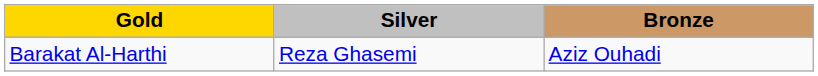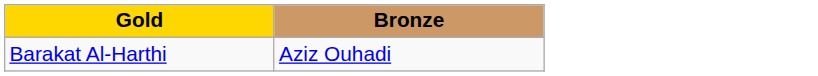- column: (409, 20)
